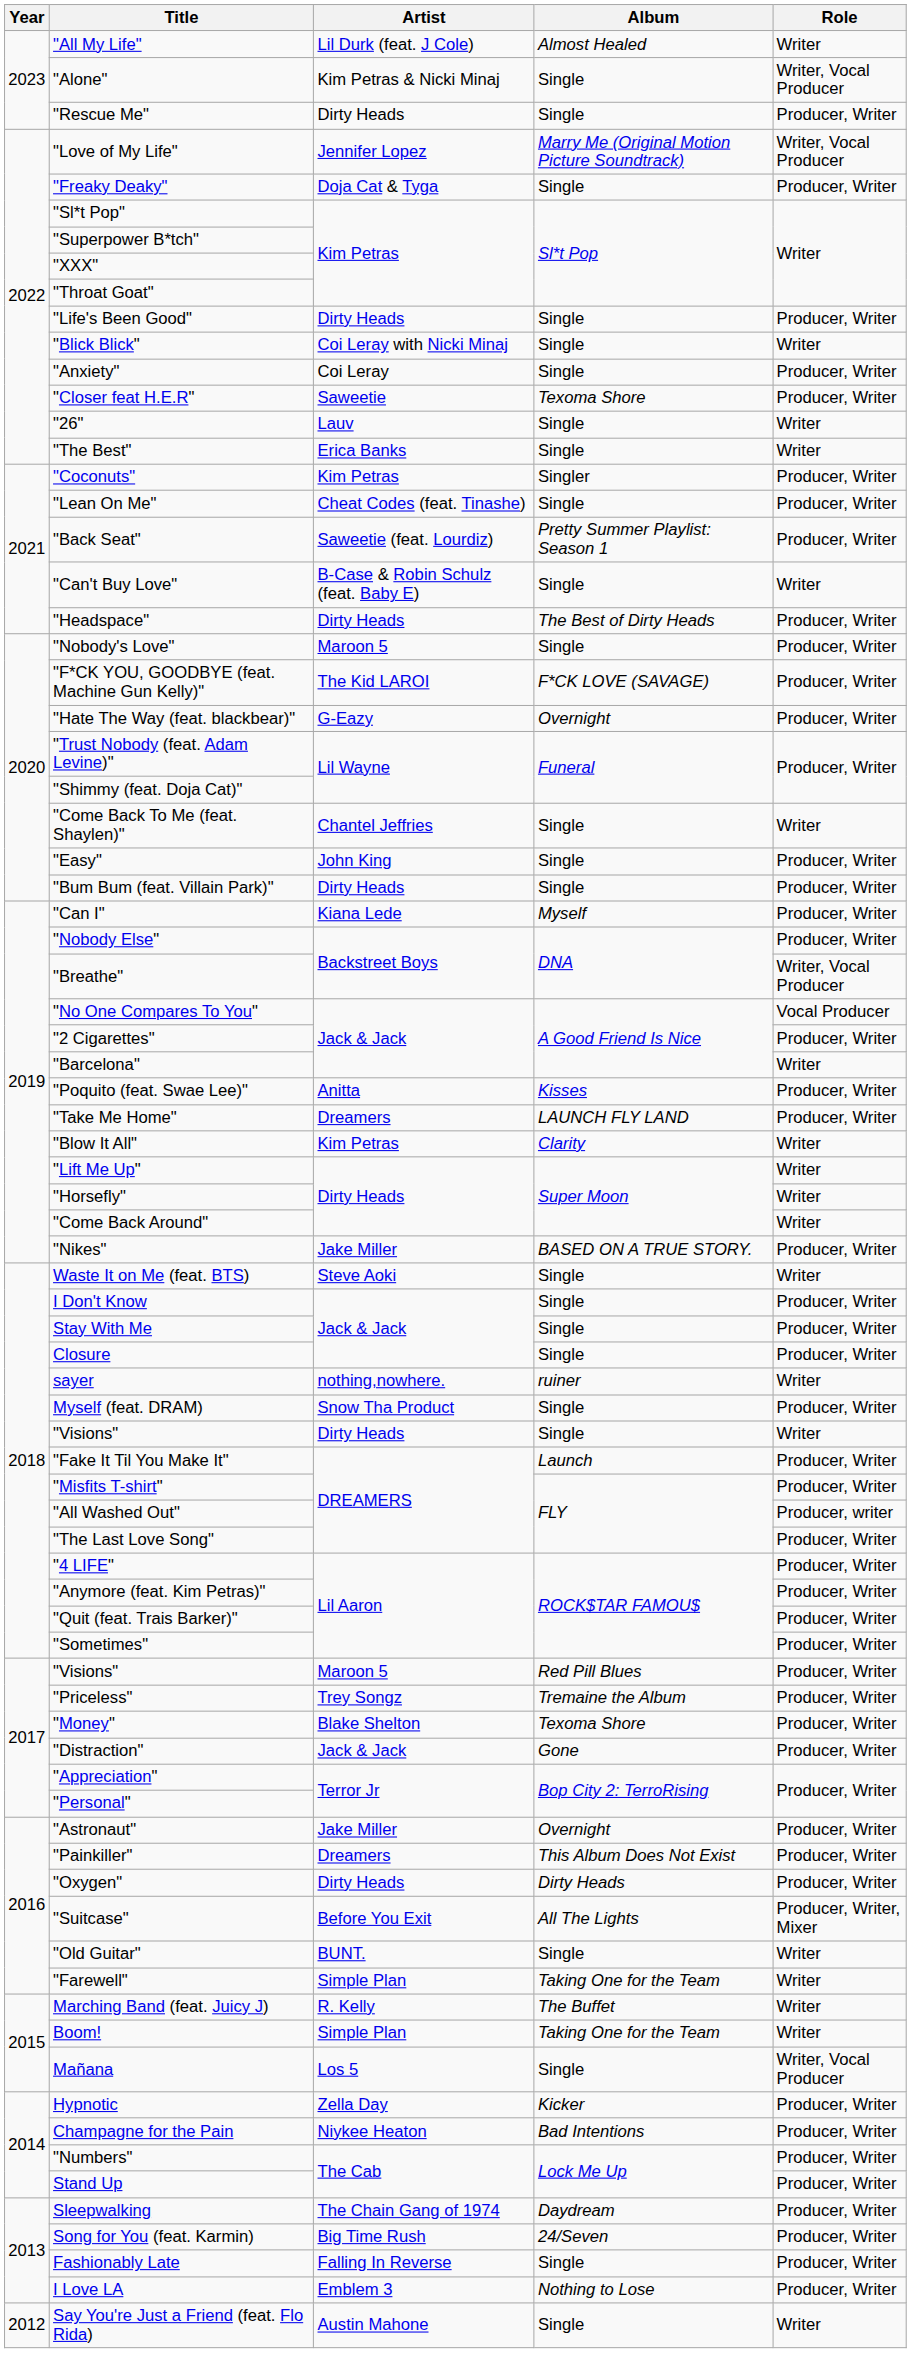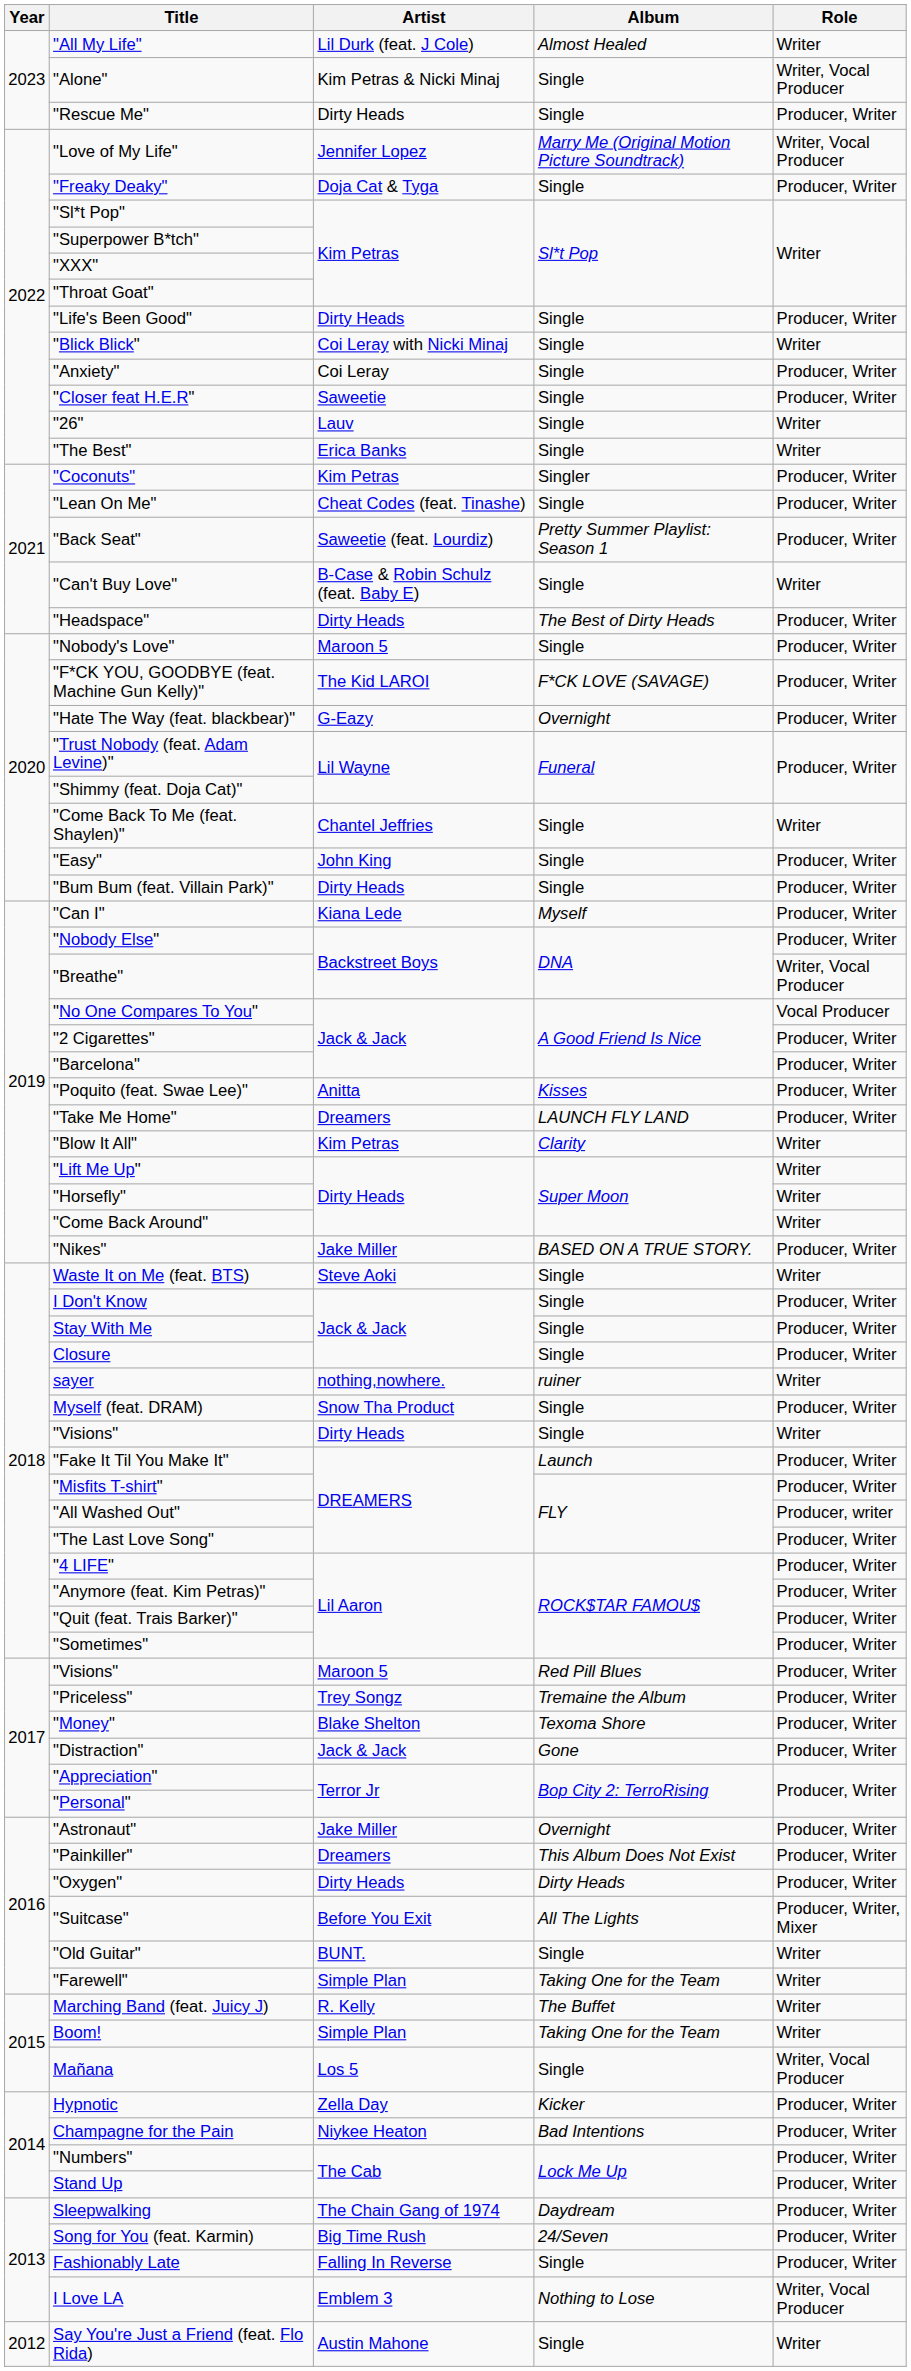(592, 398) Texoma Shore -> (561, 398) Single
(799, 1064) Writer -> (837, 1064) Producer, Writer
(837, 2289) Producer, Writer -> (823, 2299) Writer, Vocal Producer
